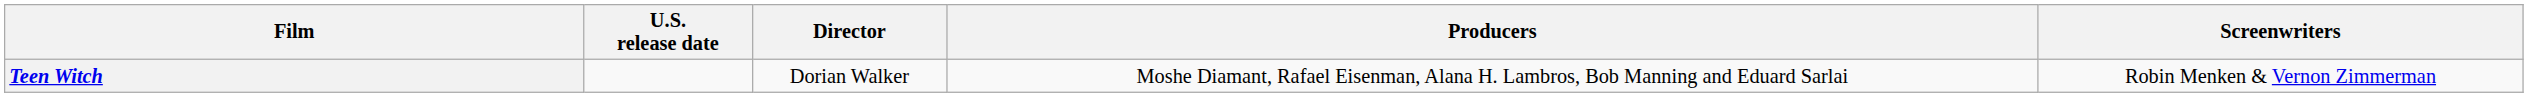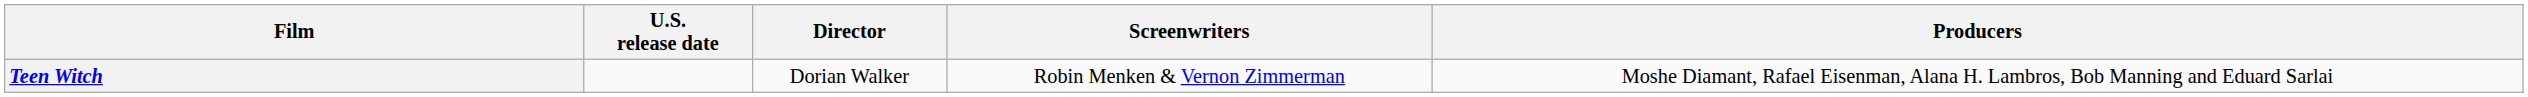columns swapped: (2280, 32) <-> (1492, 32)
